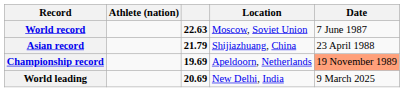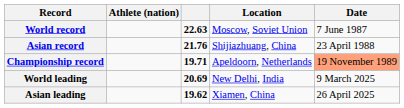(195, 45) 21.79 -> (195, 45) 21.76
(195, 62) 19.69 -> (195, 62) 19.71
+ row: (55, 95)
